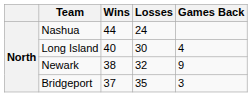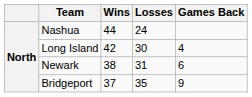(110, 48) 40 -> (110, 48) 42
(141, 65) 32 -> (141, 65) 31
(181, 65) 9 -> (181, 65) 6
(181, 83) 3 -> (181, 83) 9
